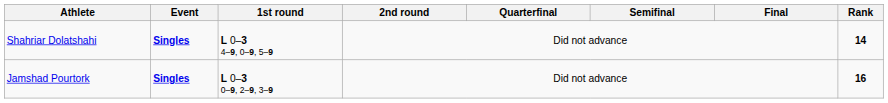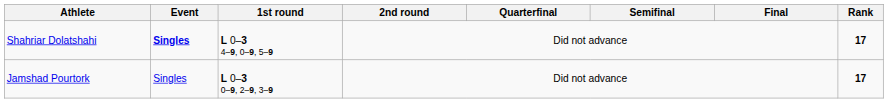(861, 40) 14 -> (861, 40) 17
(171, 79) bold -> (170, 79) normal
(861, 79) 16 -> (861, 79) 17
